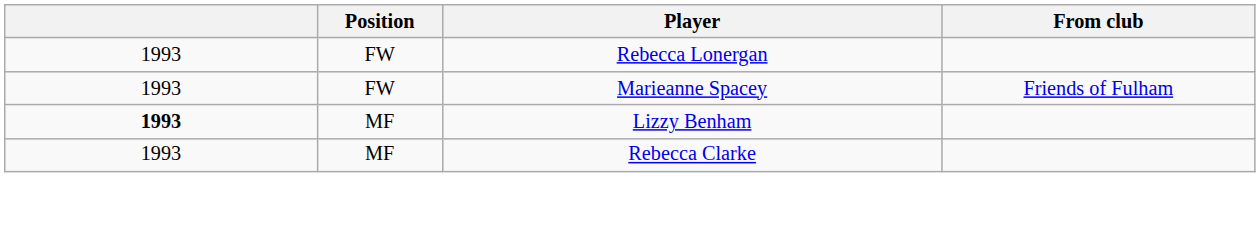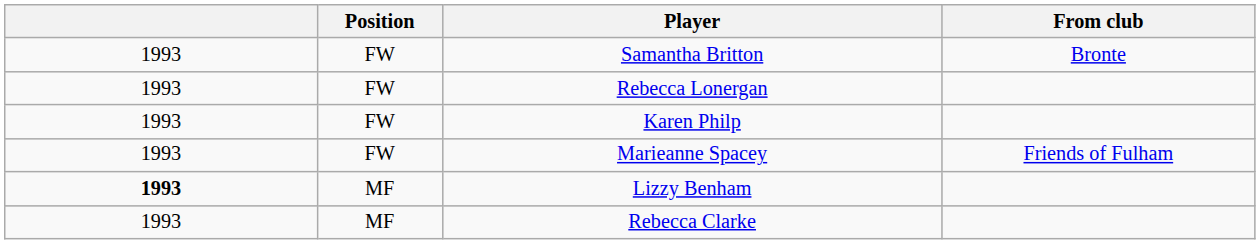+ row: (692, 54)
+ row: (692, 121)
